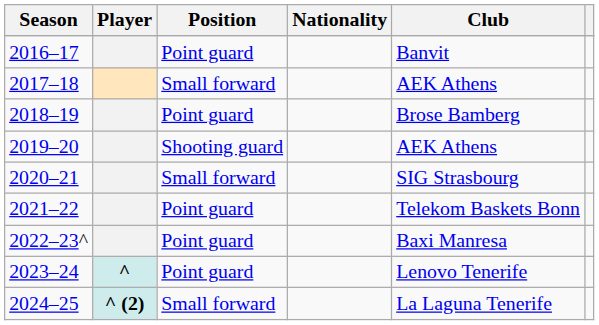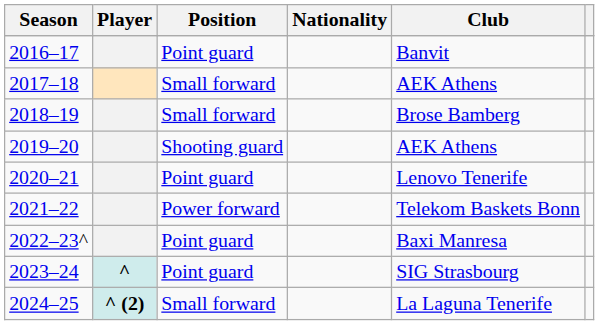(207, 114) Point guard -> (218, 114) Small forward
(218, 177) Small forward -> (207, 177) Point guard
(457, 177) SIG Strasbourg -> (462, 177) Lenovo Tenerife
(207, 209) Point guard -> (221, 209) Power forward
(462, 271) Lenovo Tenerife -> (457, 271) SIG Strasbourg
